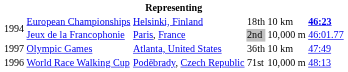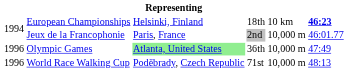(14, 49) 1997 -> (14, 49) 1996
(177, 49) no background -> (177, 49) lightgreen background
(280, 49) 10 km -> (287, 49) 10,000 m
